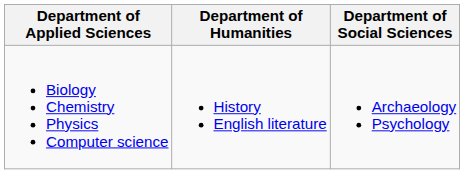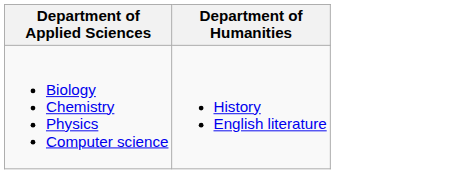- column: (395, 25)
